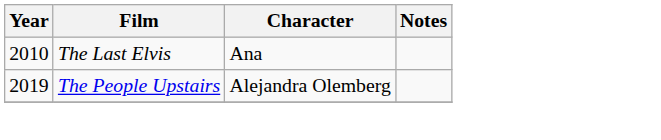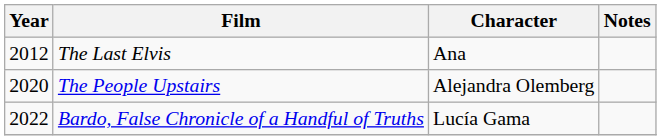(29, 53) 2010 -> (29, 53) 2012
(29, 86) 2019 -> (29, 86) 2020
+ row: (241, 118)
